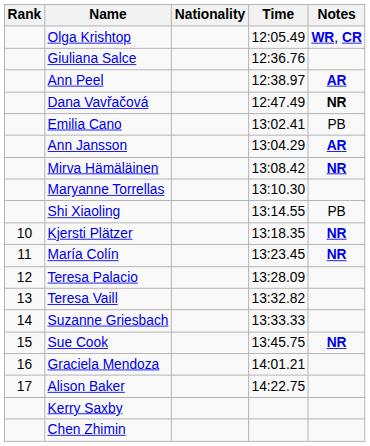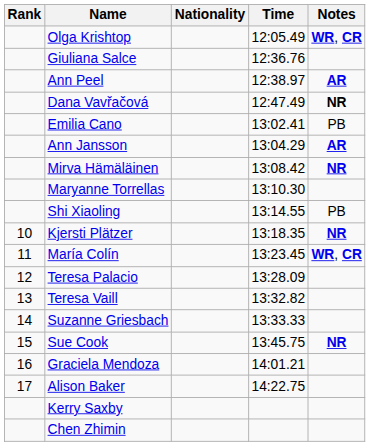(337, 255) NR -> (337, 255) WR, CR
